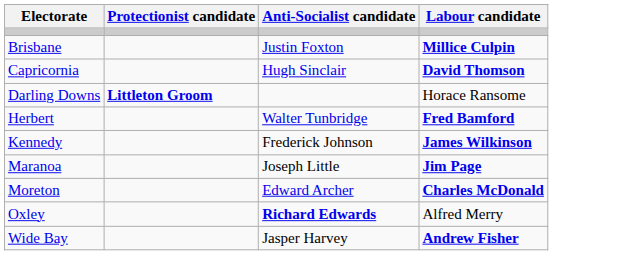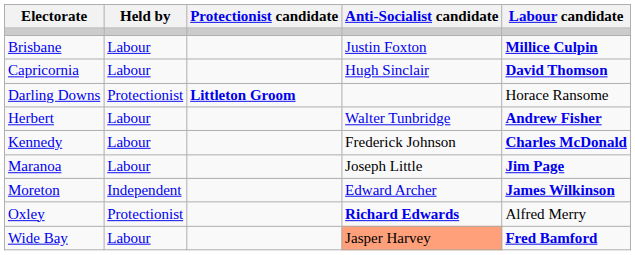+ column: (145, 16)
(468, 118) Fred Bamford -> (554, 118) Andrew Fisher
(477, 142) James Wilkinson -> (566, 142) Charles McDonald
(483, 190) Charles McDonald -> (560, 190) James Wilkinson
(305, 238) no background -> (388, 238) lightsalmon background
(471, 238) Andrew Fisher -> (551, 238) Fred Bamford
